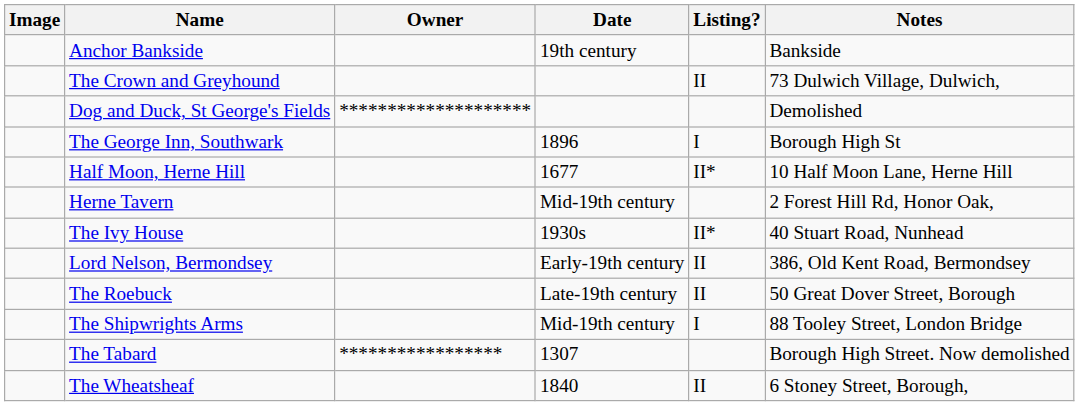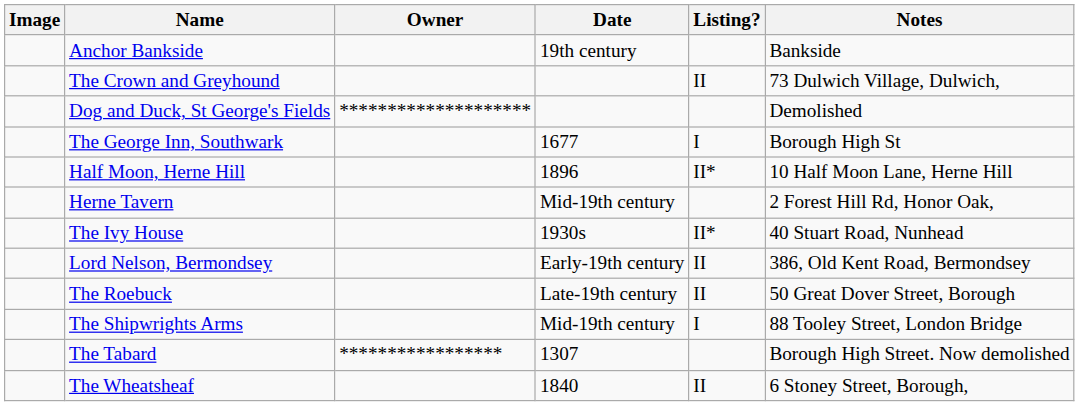(559, 141) 1896 -> (559, 141) 1677
(559, 171) 1677 -> (559, 171) 1896
